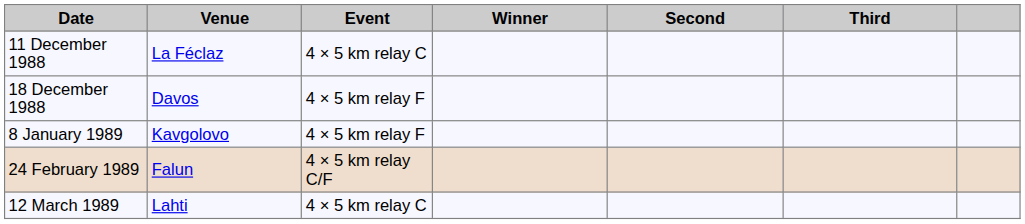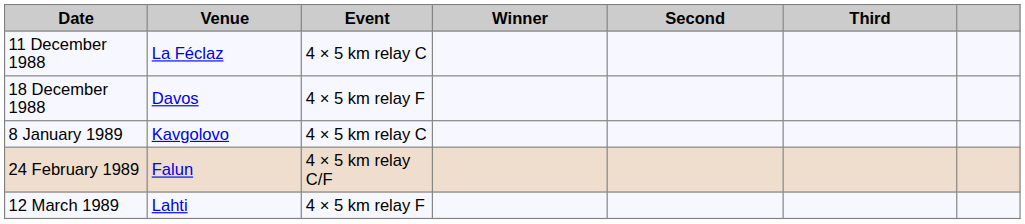(365, 134) 4 × 5 km relay F -> (366, 134) 4 × 5 km relay C
(366, 205) 4 × 5 km relay C -> (365, 205) 4 × 5 km relay F
